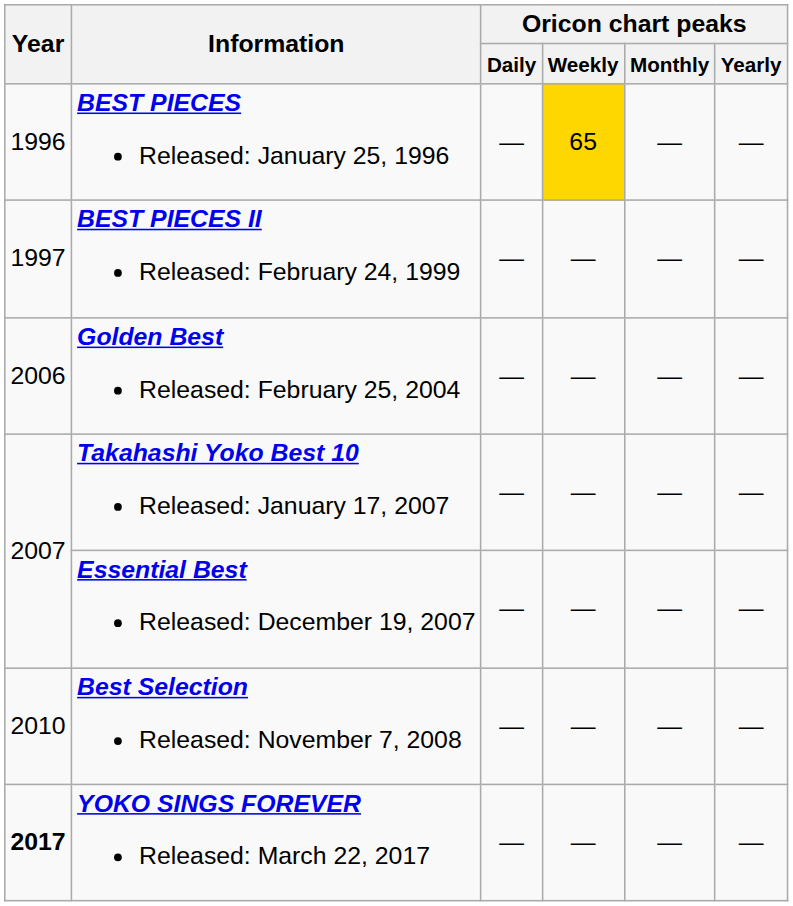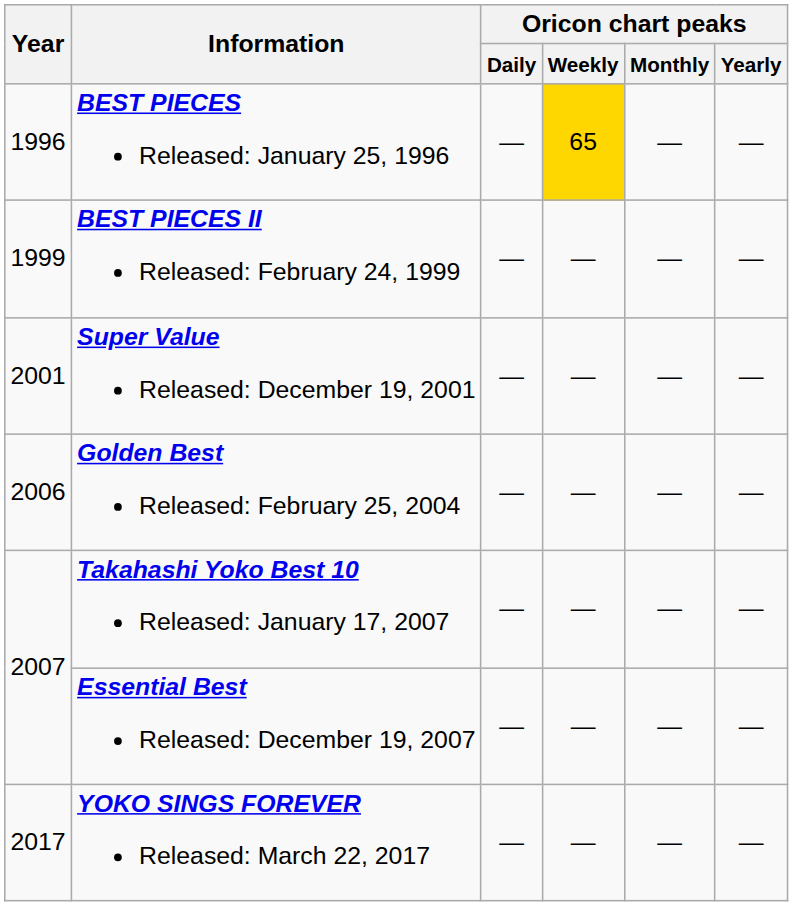(38, 258) 1997 -> (38, 258) 1999
+ row: (276, 363)
- row: (276, 714)
(38, 842) bold -> (38, 842) normal
